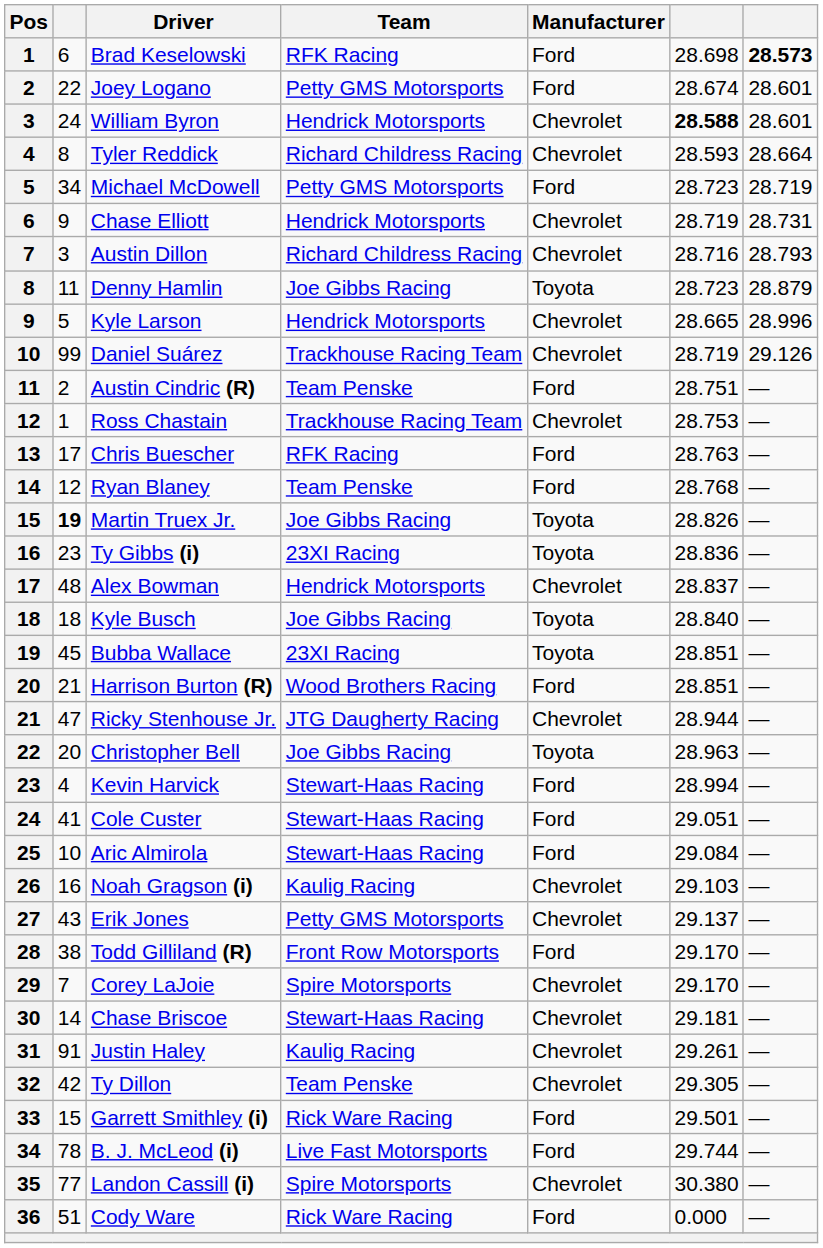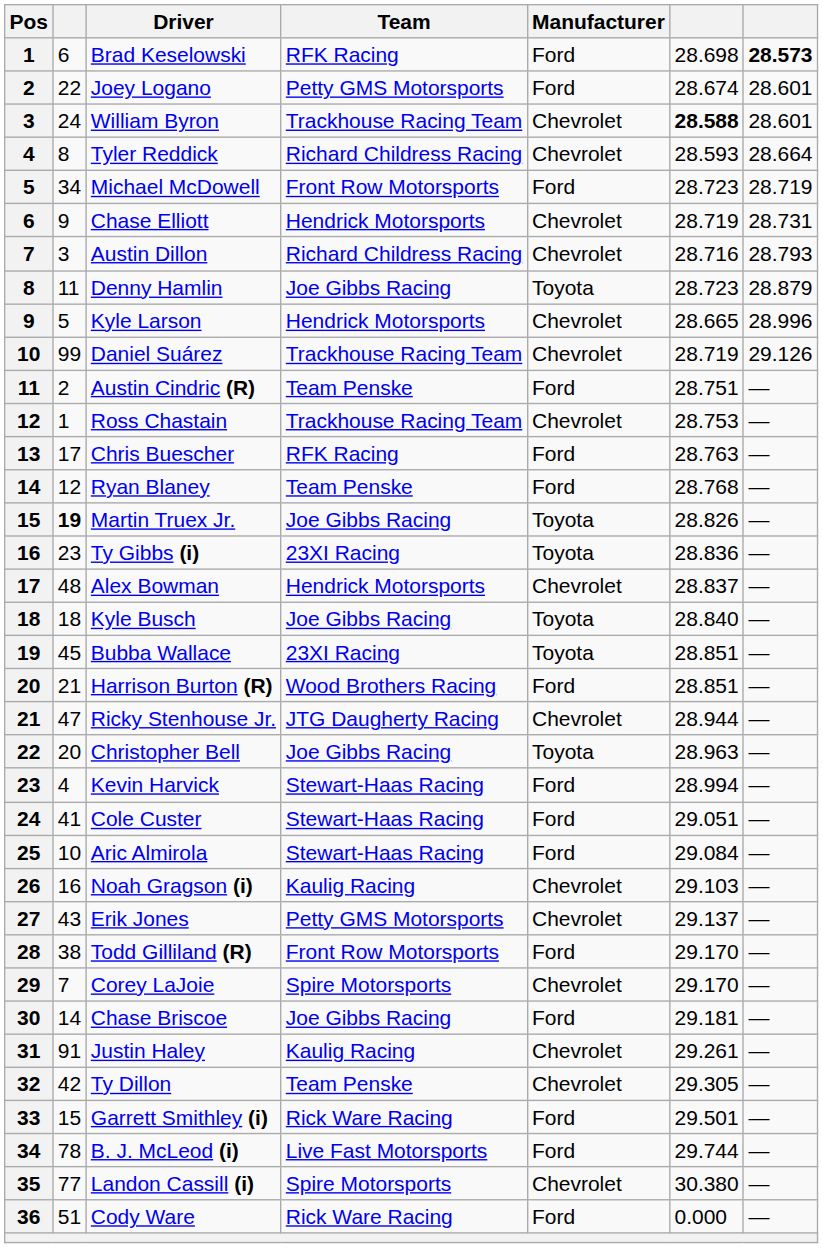(385, 121) Hendrick Motorsports -> (404, 121) Trackhouse Racing Team
(395, 188) Petty GMS Motorsports -> (392, 188) Front Row Motorsports
(385, 1018) Stewart-Haas Racing -> (369, 1018) Joe Gibbs Racing
(577, 1018) Chevrolet -> (554, 1018) Ford
